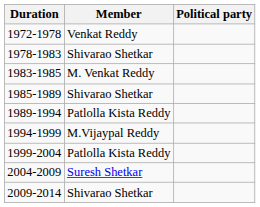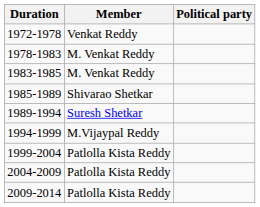(110, 53) Shivarao Shetkar -> (111, 53) M. Venkat Reddy
(119, 113) Patlolla Kista Reddy -> (105, 113) Suresh Shetkar
(105, 172) Suresh Shetkar -> (119, 172) Patlolla Kista Reddy
(110, 192) Shivarao Shetkar -> (119, 192) Patlolla Kista Reddy
